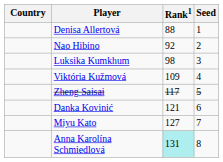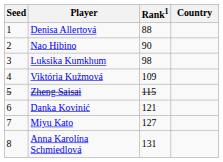columns swapped: (28, 13) <-> (206, 13)
(170, 45) 92 -> (147, 45) 90
(172, 92) 117 -> (149, 92) 115
(172, 144) paleturquoise background -> (149, 144) no background
